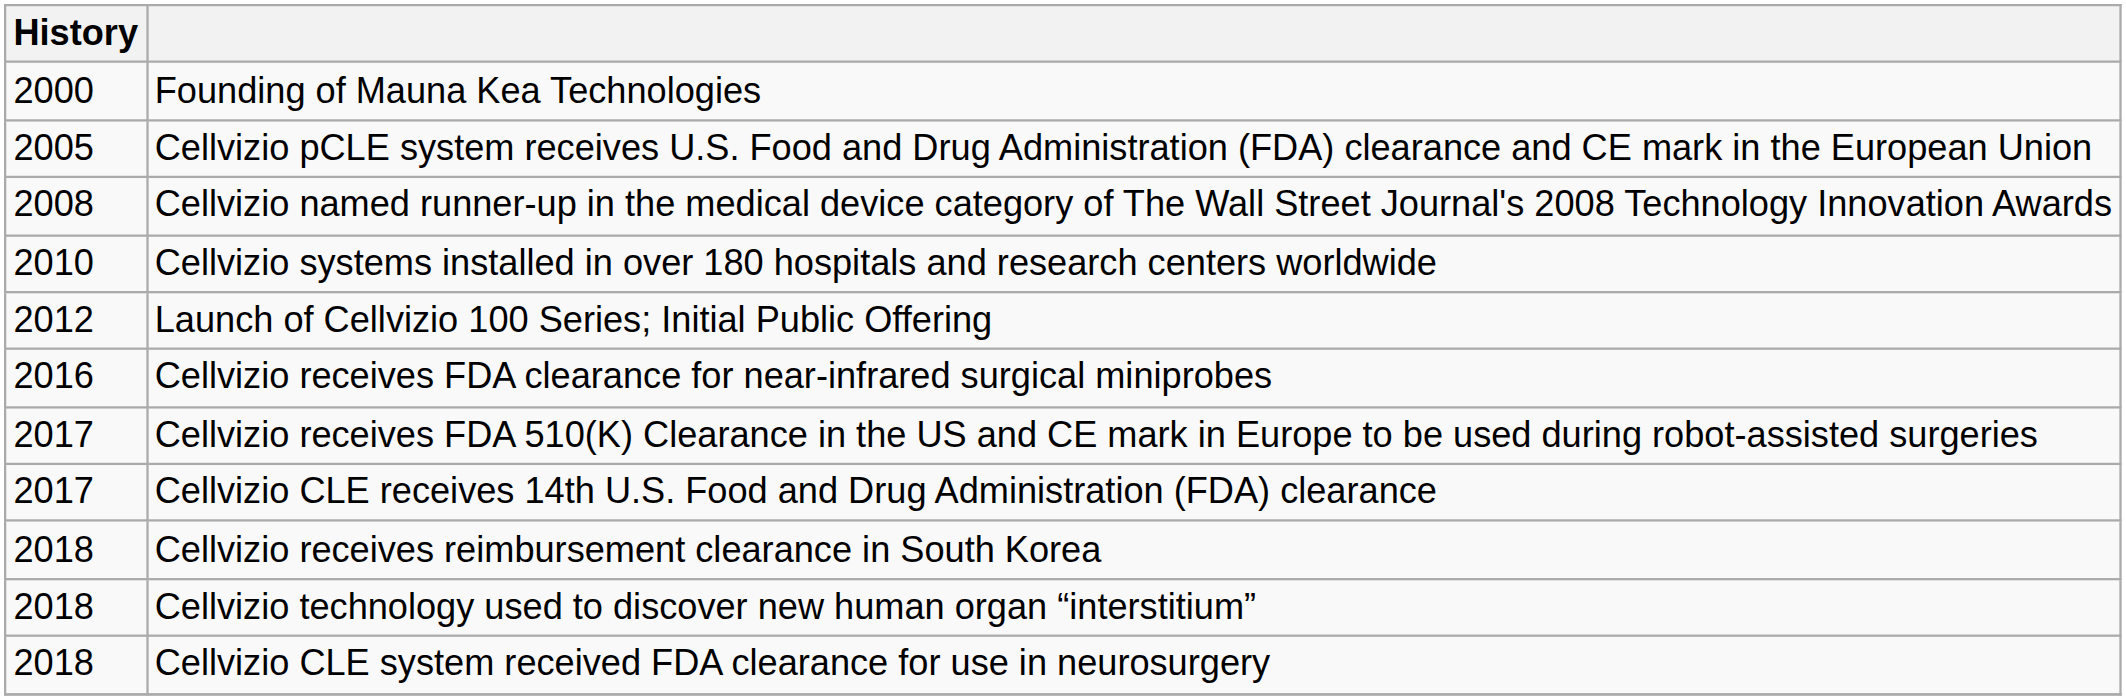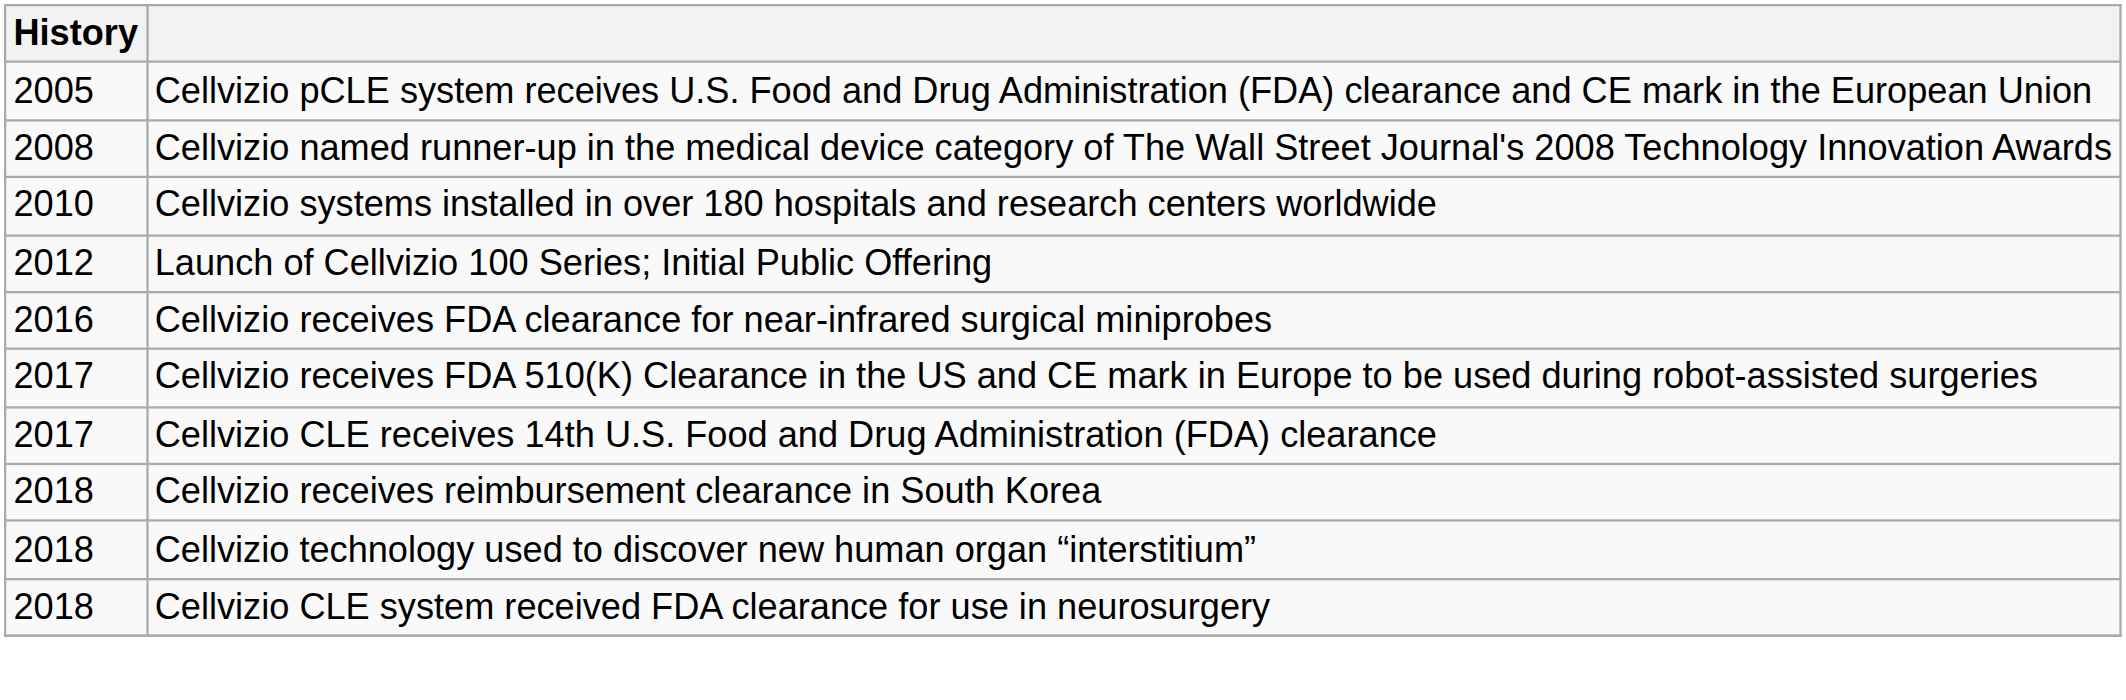- row: (458, 90)
